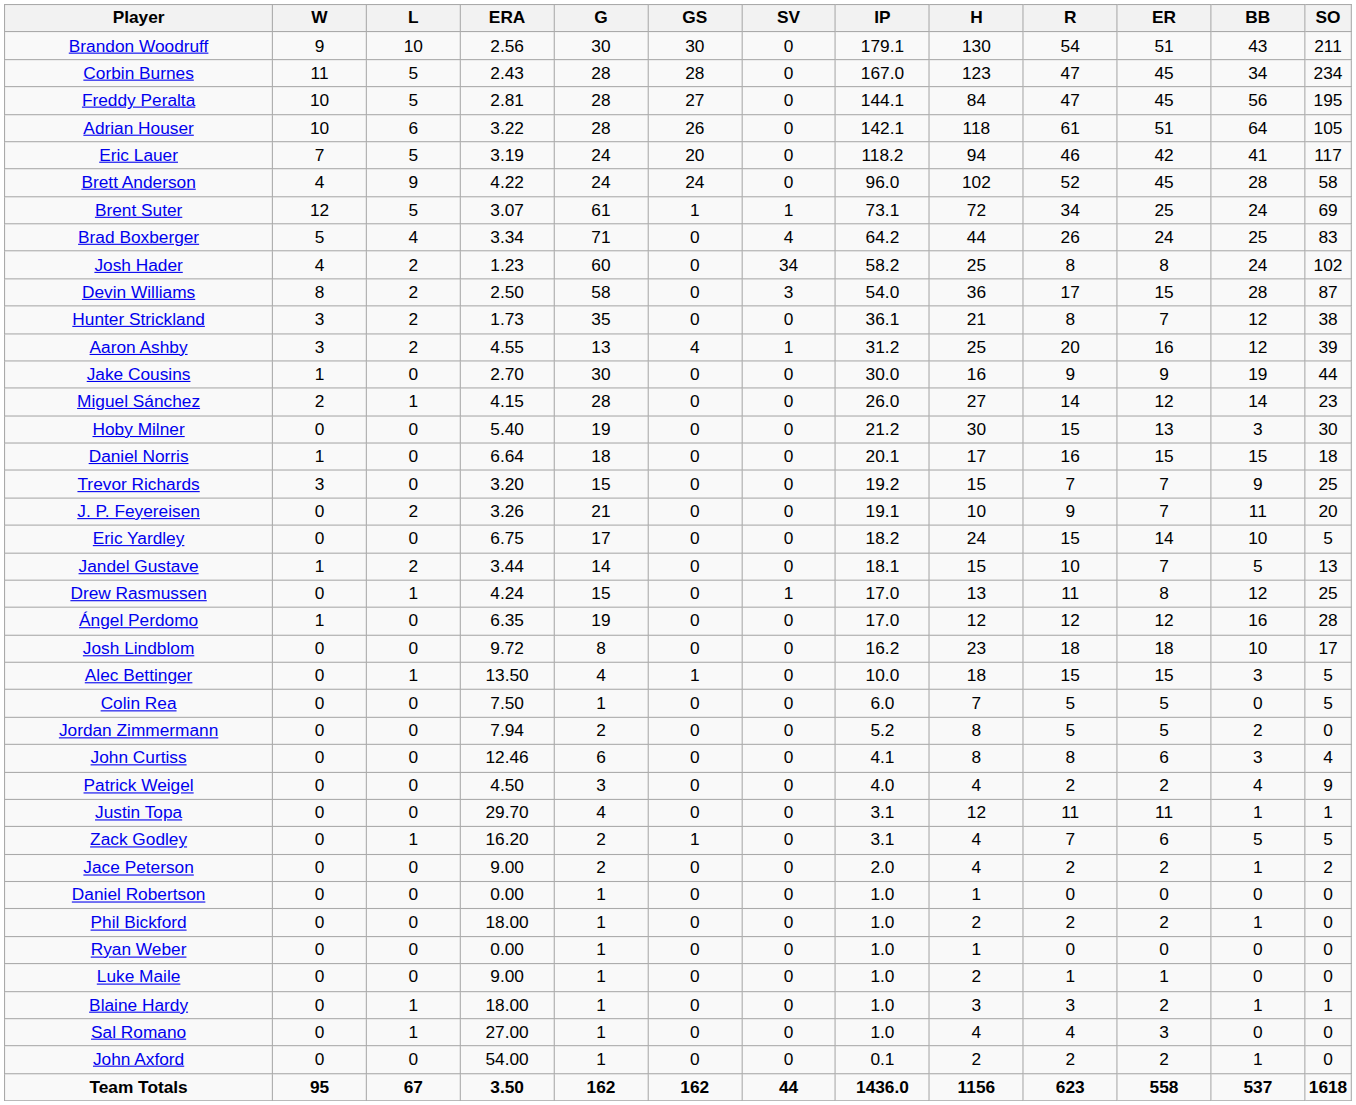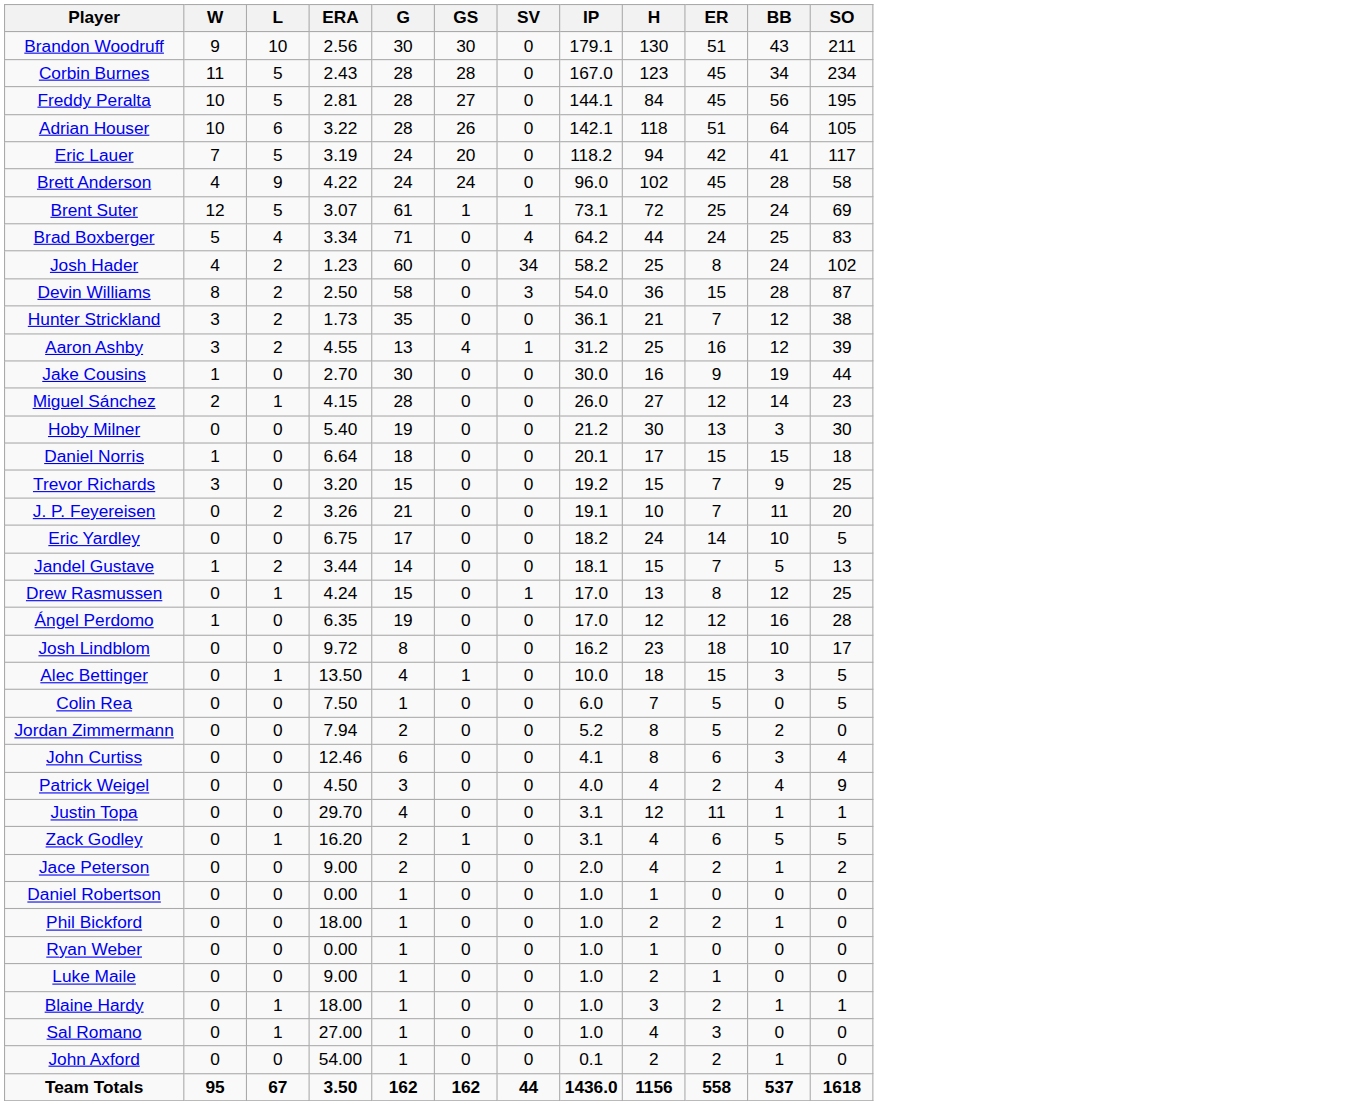- column: (1070, 18)
